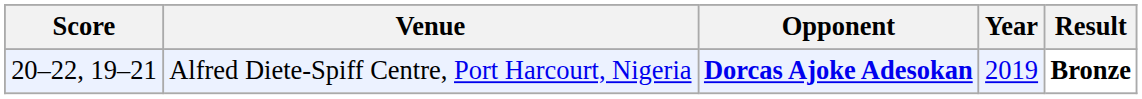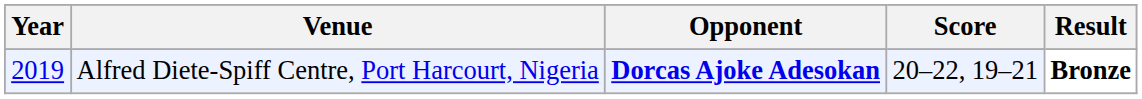columns swapped: (1012, 26) <-> (84, 26)
